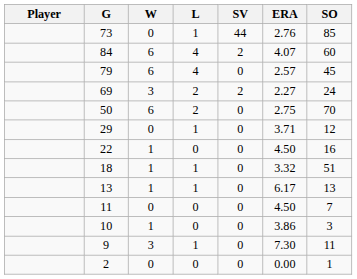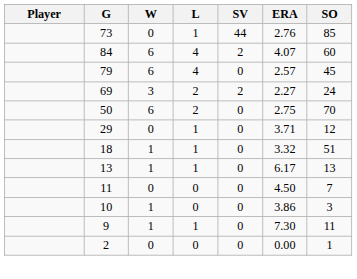- row: (106, 149)
(151, 245) 3 -> (151, 226) 1
